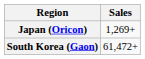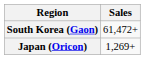rows swapped: (52, 46) <-> (52, 29)
